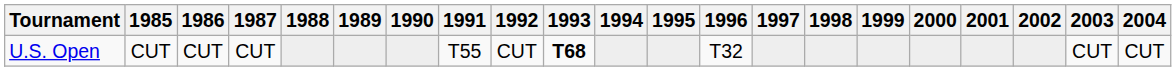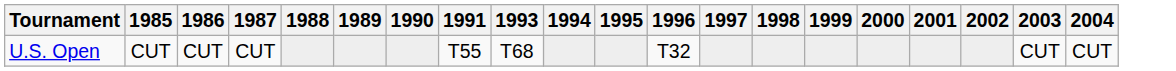- column: (517, 20)
(569, 51) bold -> (517, 51) normal
